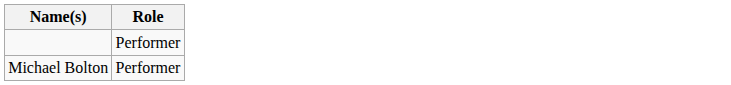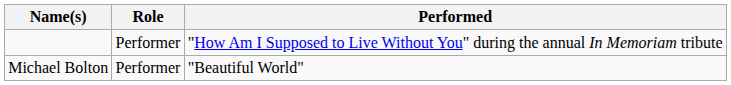+ column: (455, 17)
